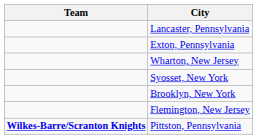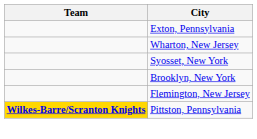- row: (200, 28)
(76, 126) no background -> (76, 110) gold background
